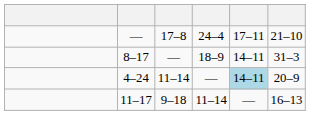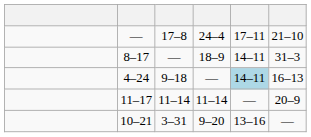(174, 78) 11–14 -> (174, 78) 9–18
(287, 78) 20–9 -> (287, 78) 16–13
(174, 100) 9–18 -> (174, 100) 11–14
(287, 100) 16–13 -> (287, 100) 20–9
+ row: (136, 121)
